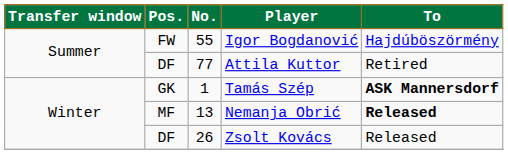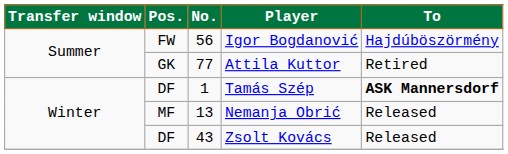(205, 41) 55 -> (205, 41) 56
(166, 65) DF -> (166, 65) GK
(166, 89) GK -> (166, 89) DF
(401, 113) bold -> (401, 113) normal
(205, 137) 26 -> (205, 137) 43
